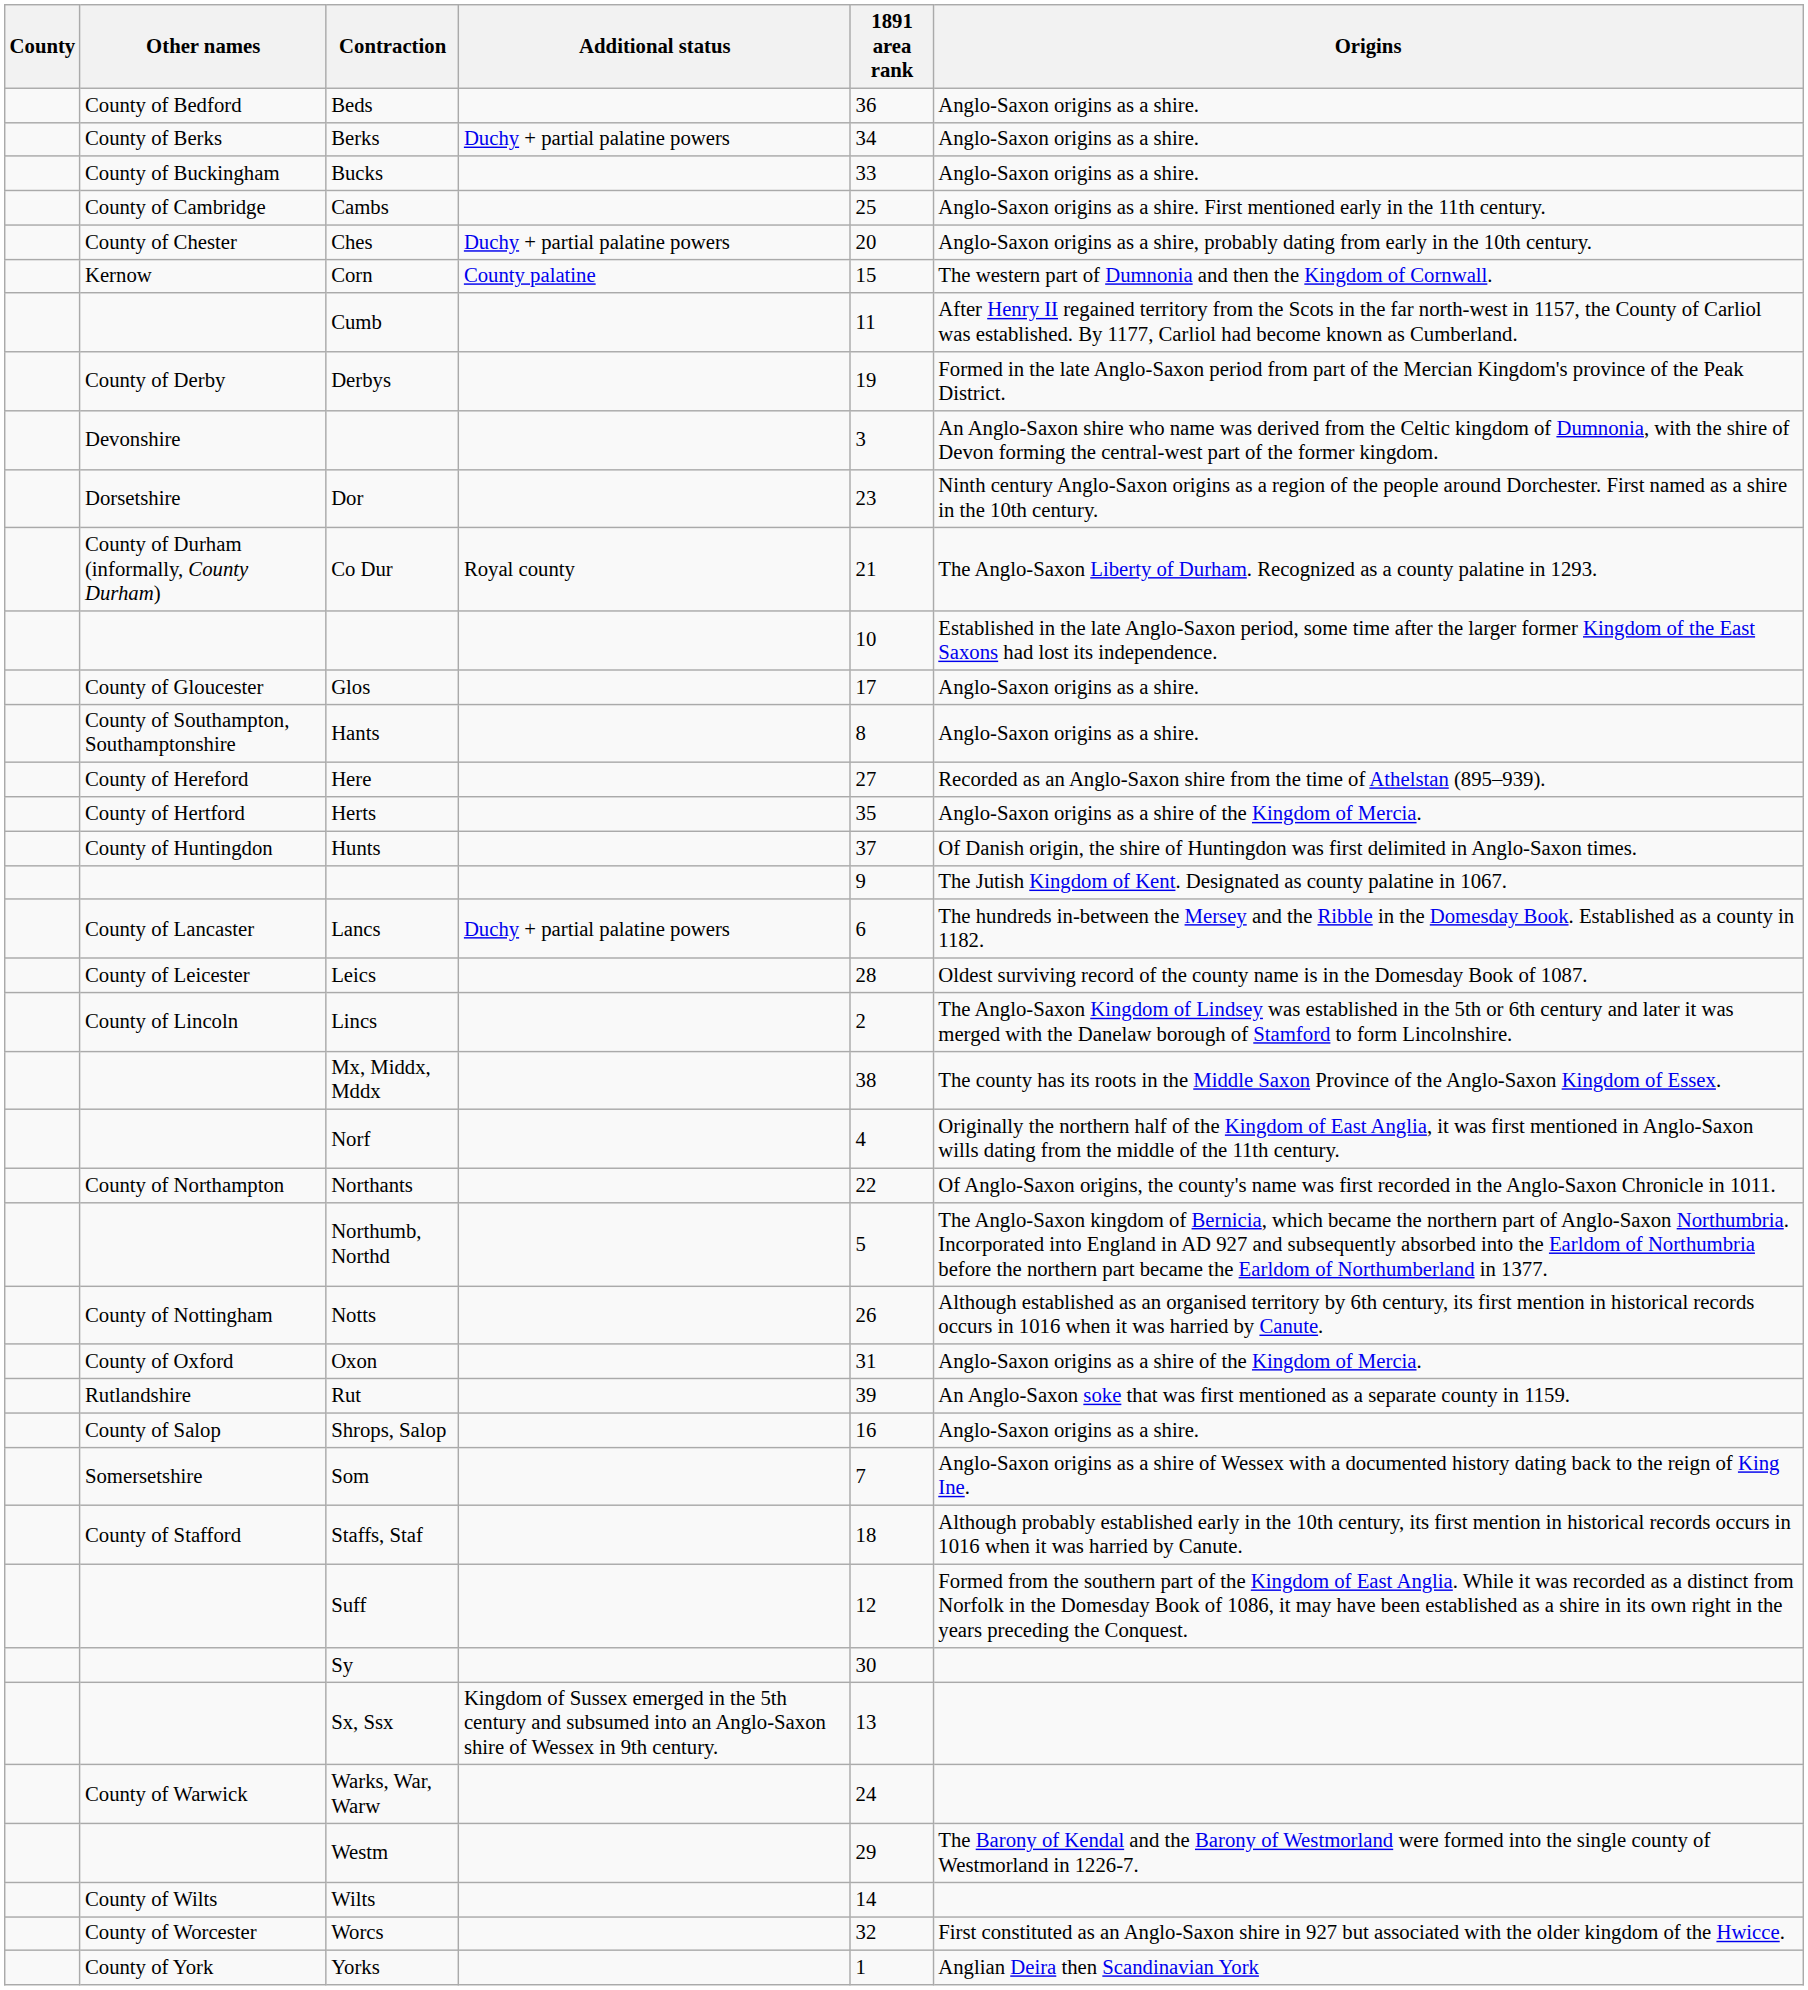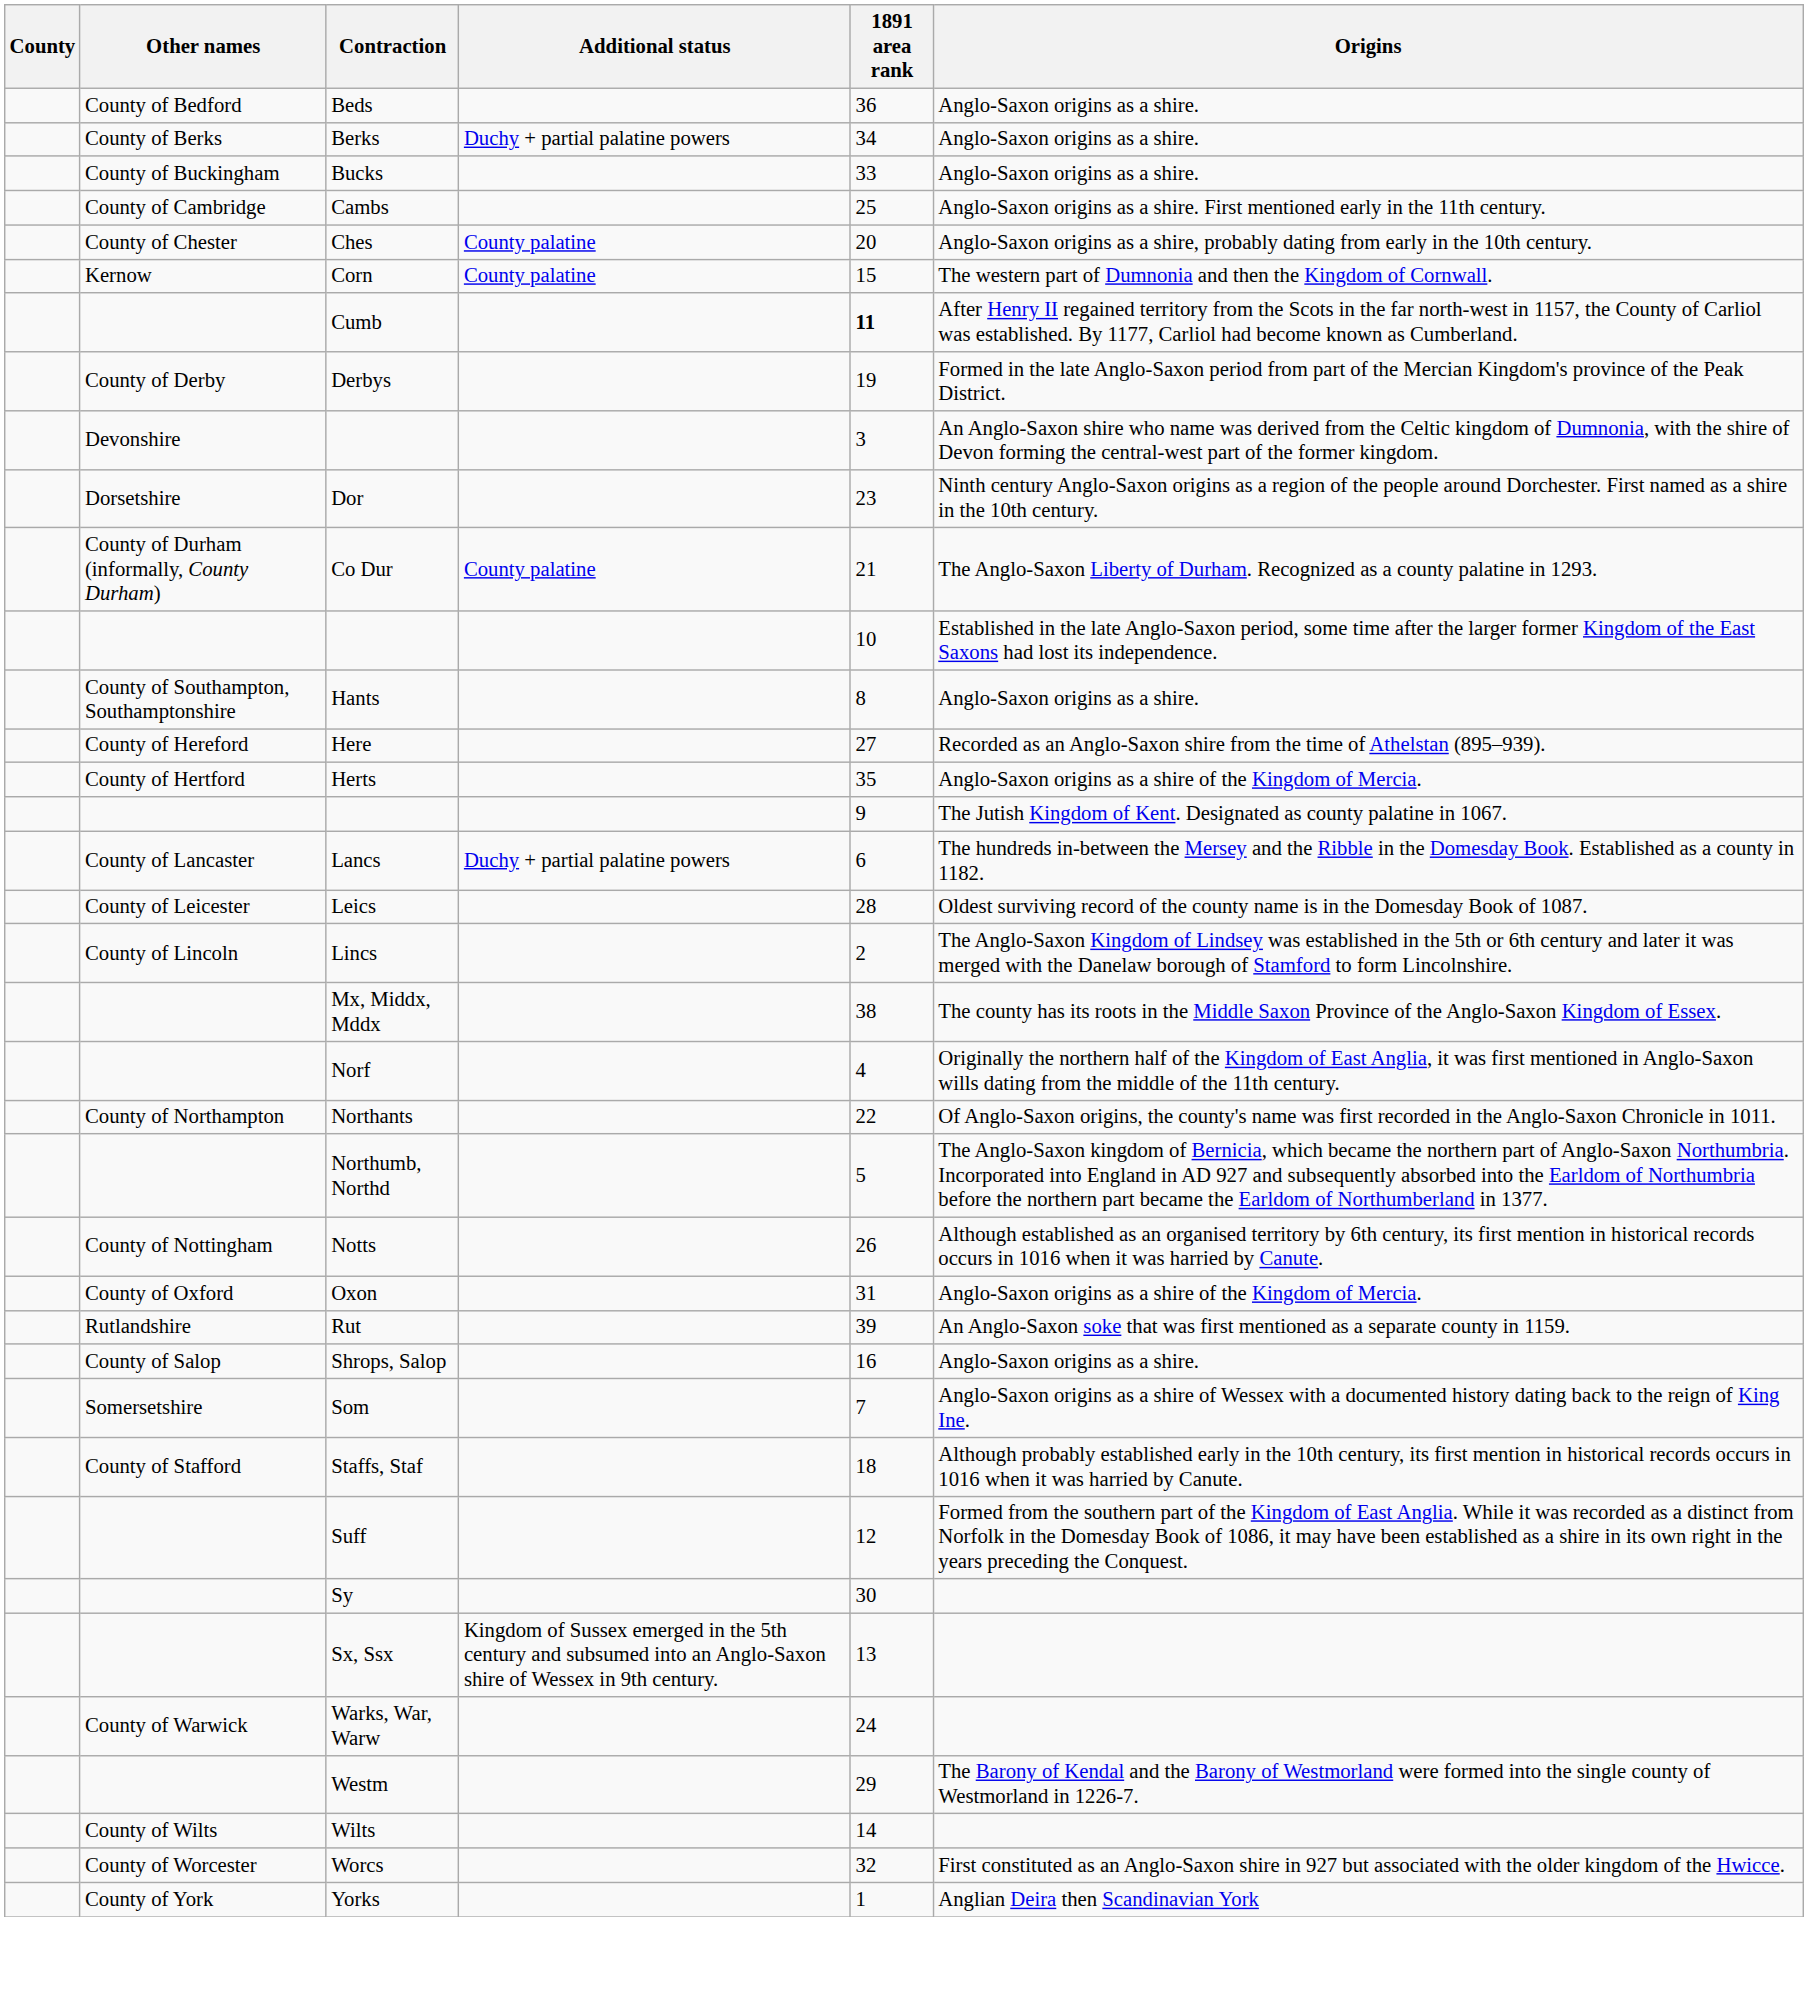(597, 241) Duchy + partial palatine powers -> (530, 241) County palatine
(866, 322) normal -> (865, 322) bold
(519, 569) Royal county -> (530, 569) County palatine
- row: (174, 686)
- row: (179, 848)
